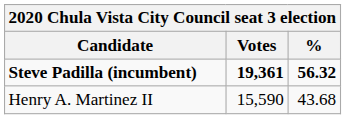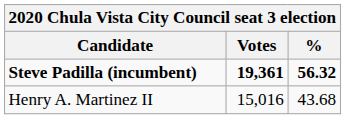(260, 99) 15,590 -> (260, 99) 15,016
